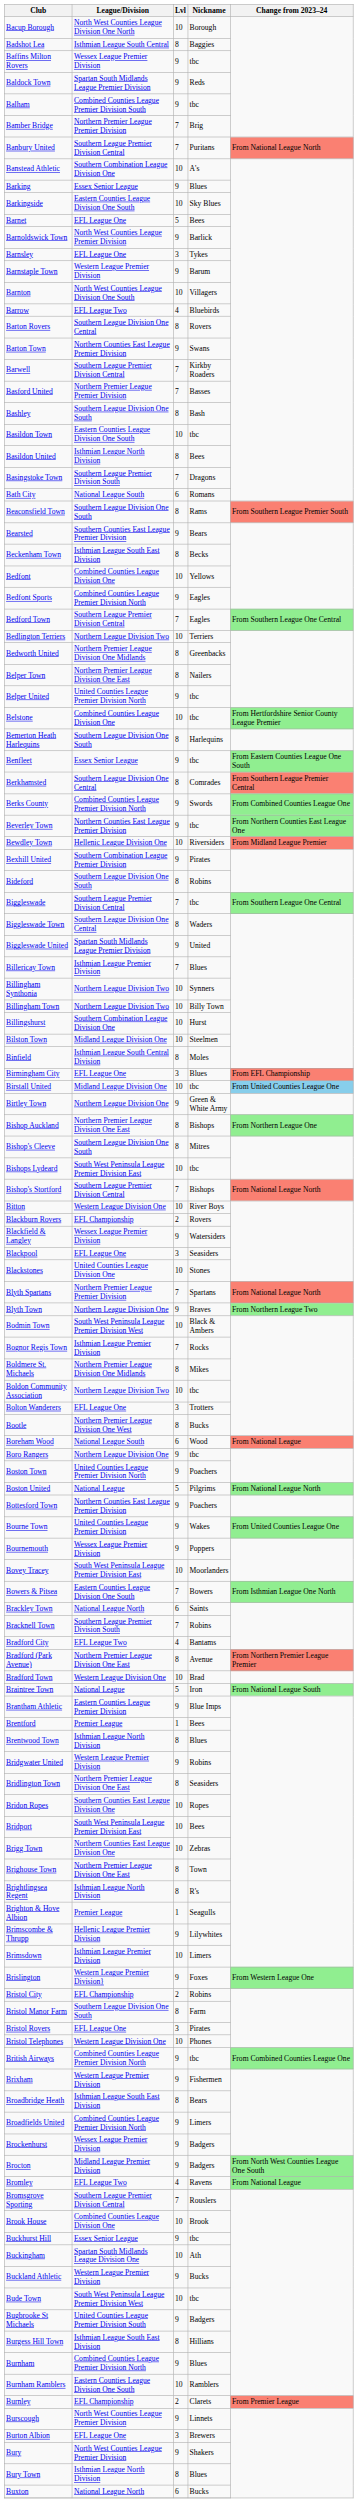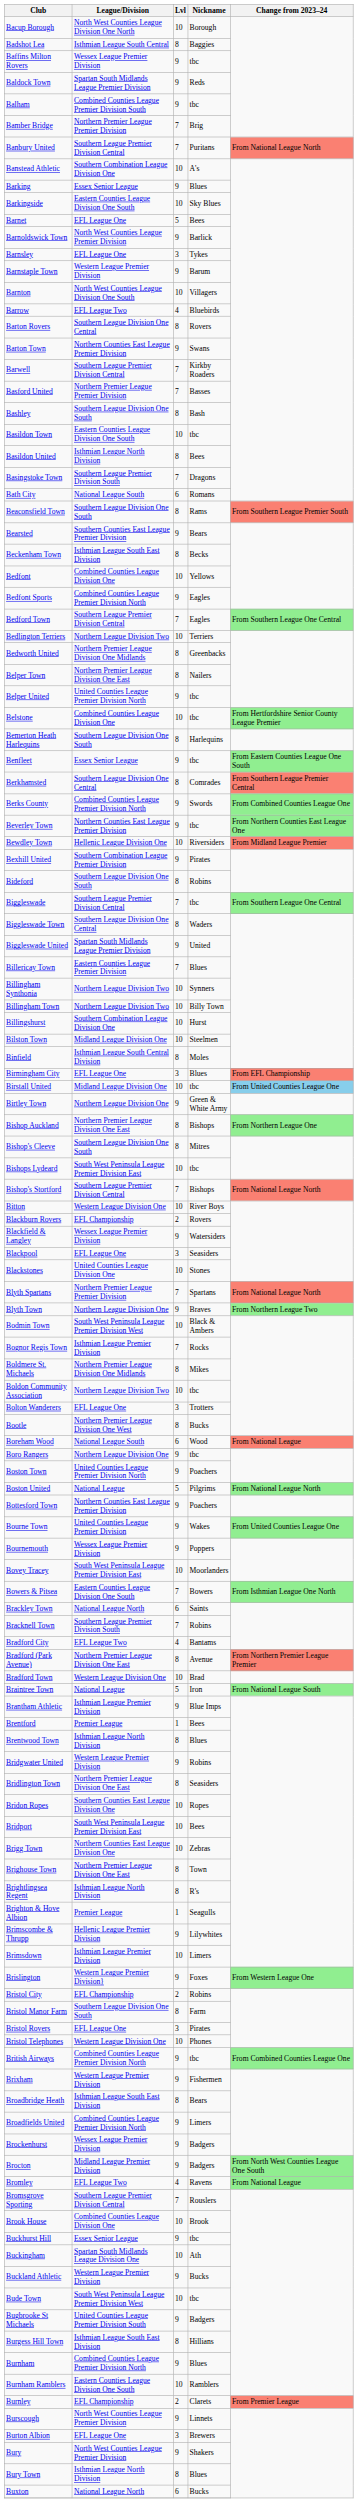(112, 967) Isthmian League Premier Division -> (112, 967) Eastern Counties League Premier Division
(112, 1706) Eastern Counties League Premier Division -> (112, 1706) Isthmian League Premier Division
